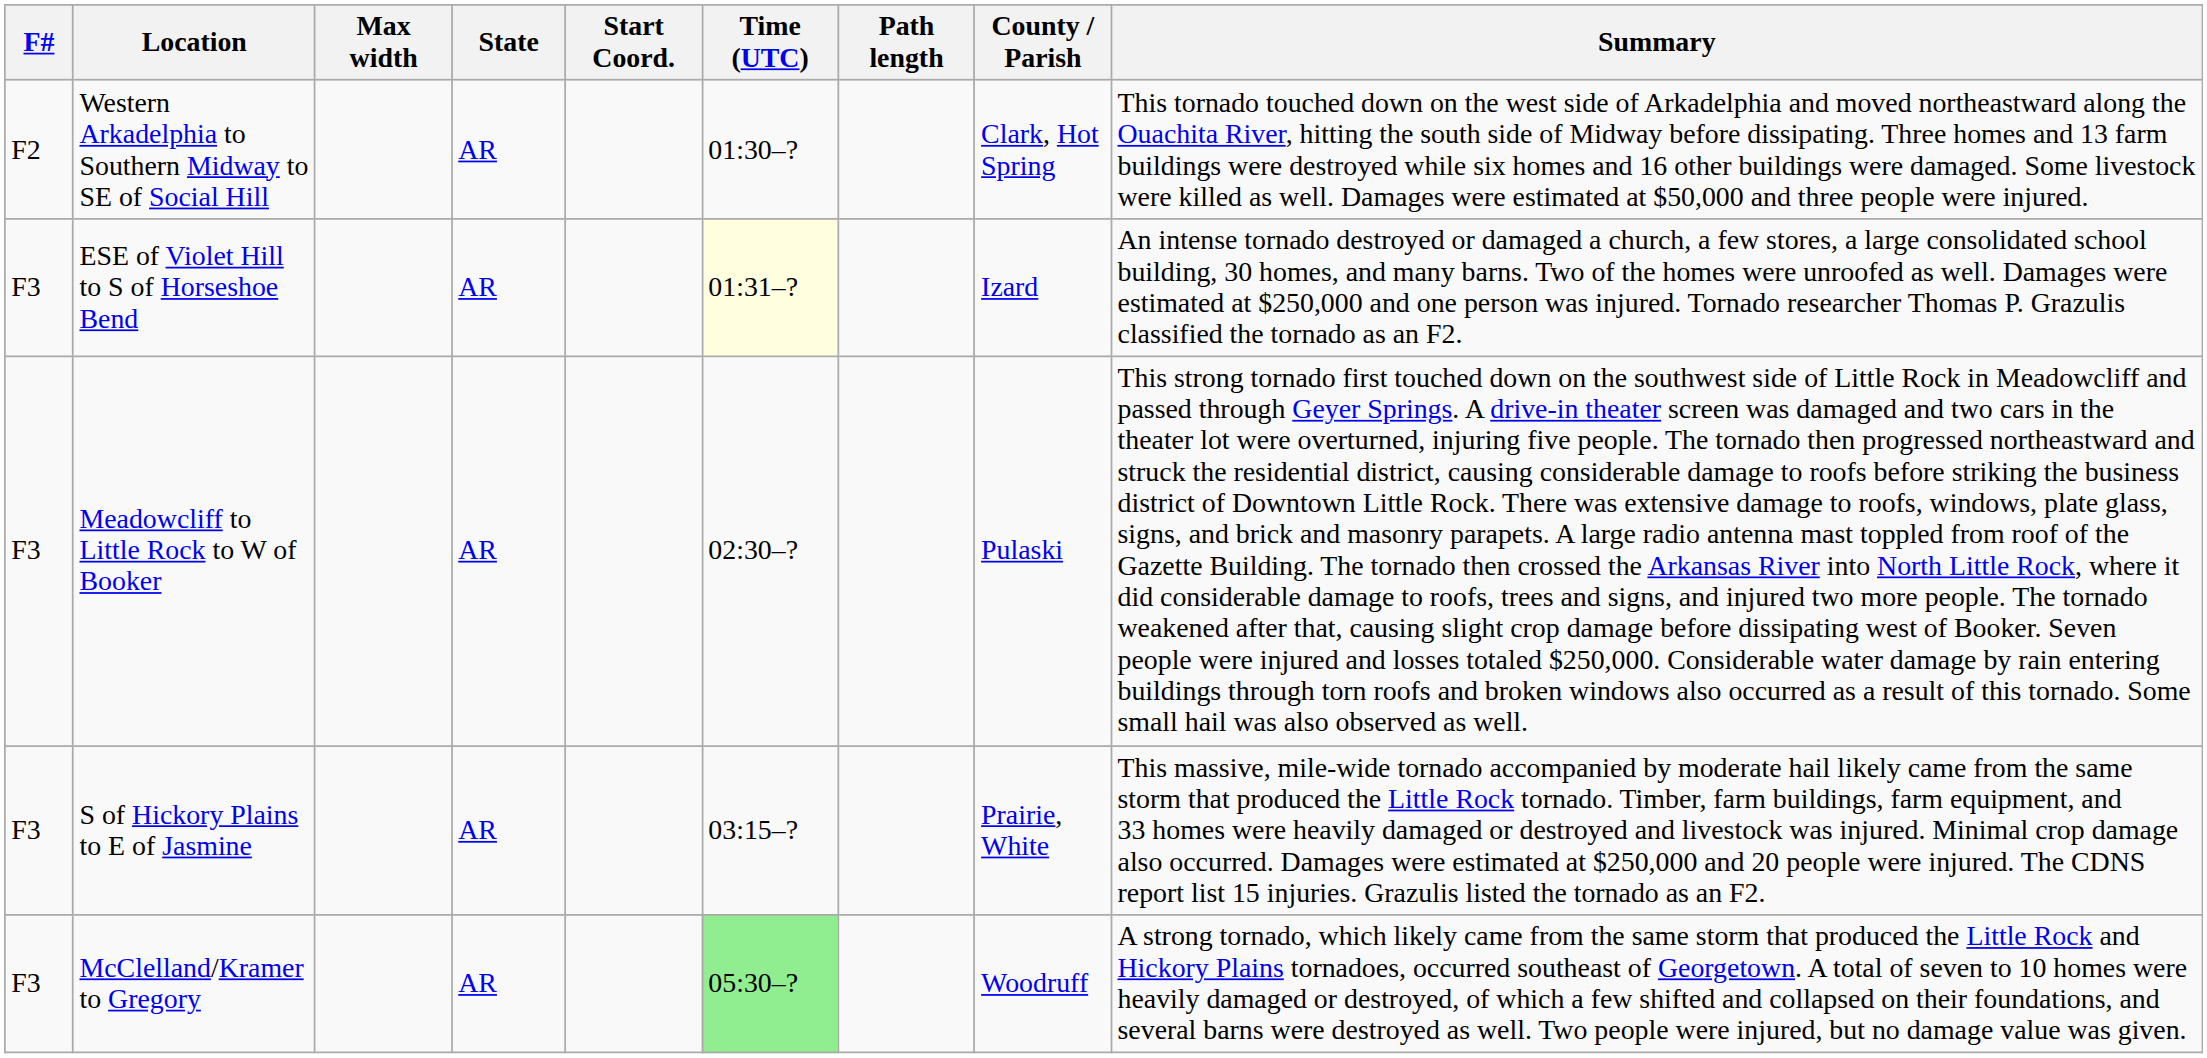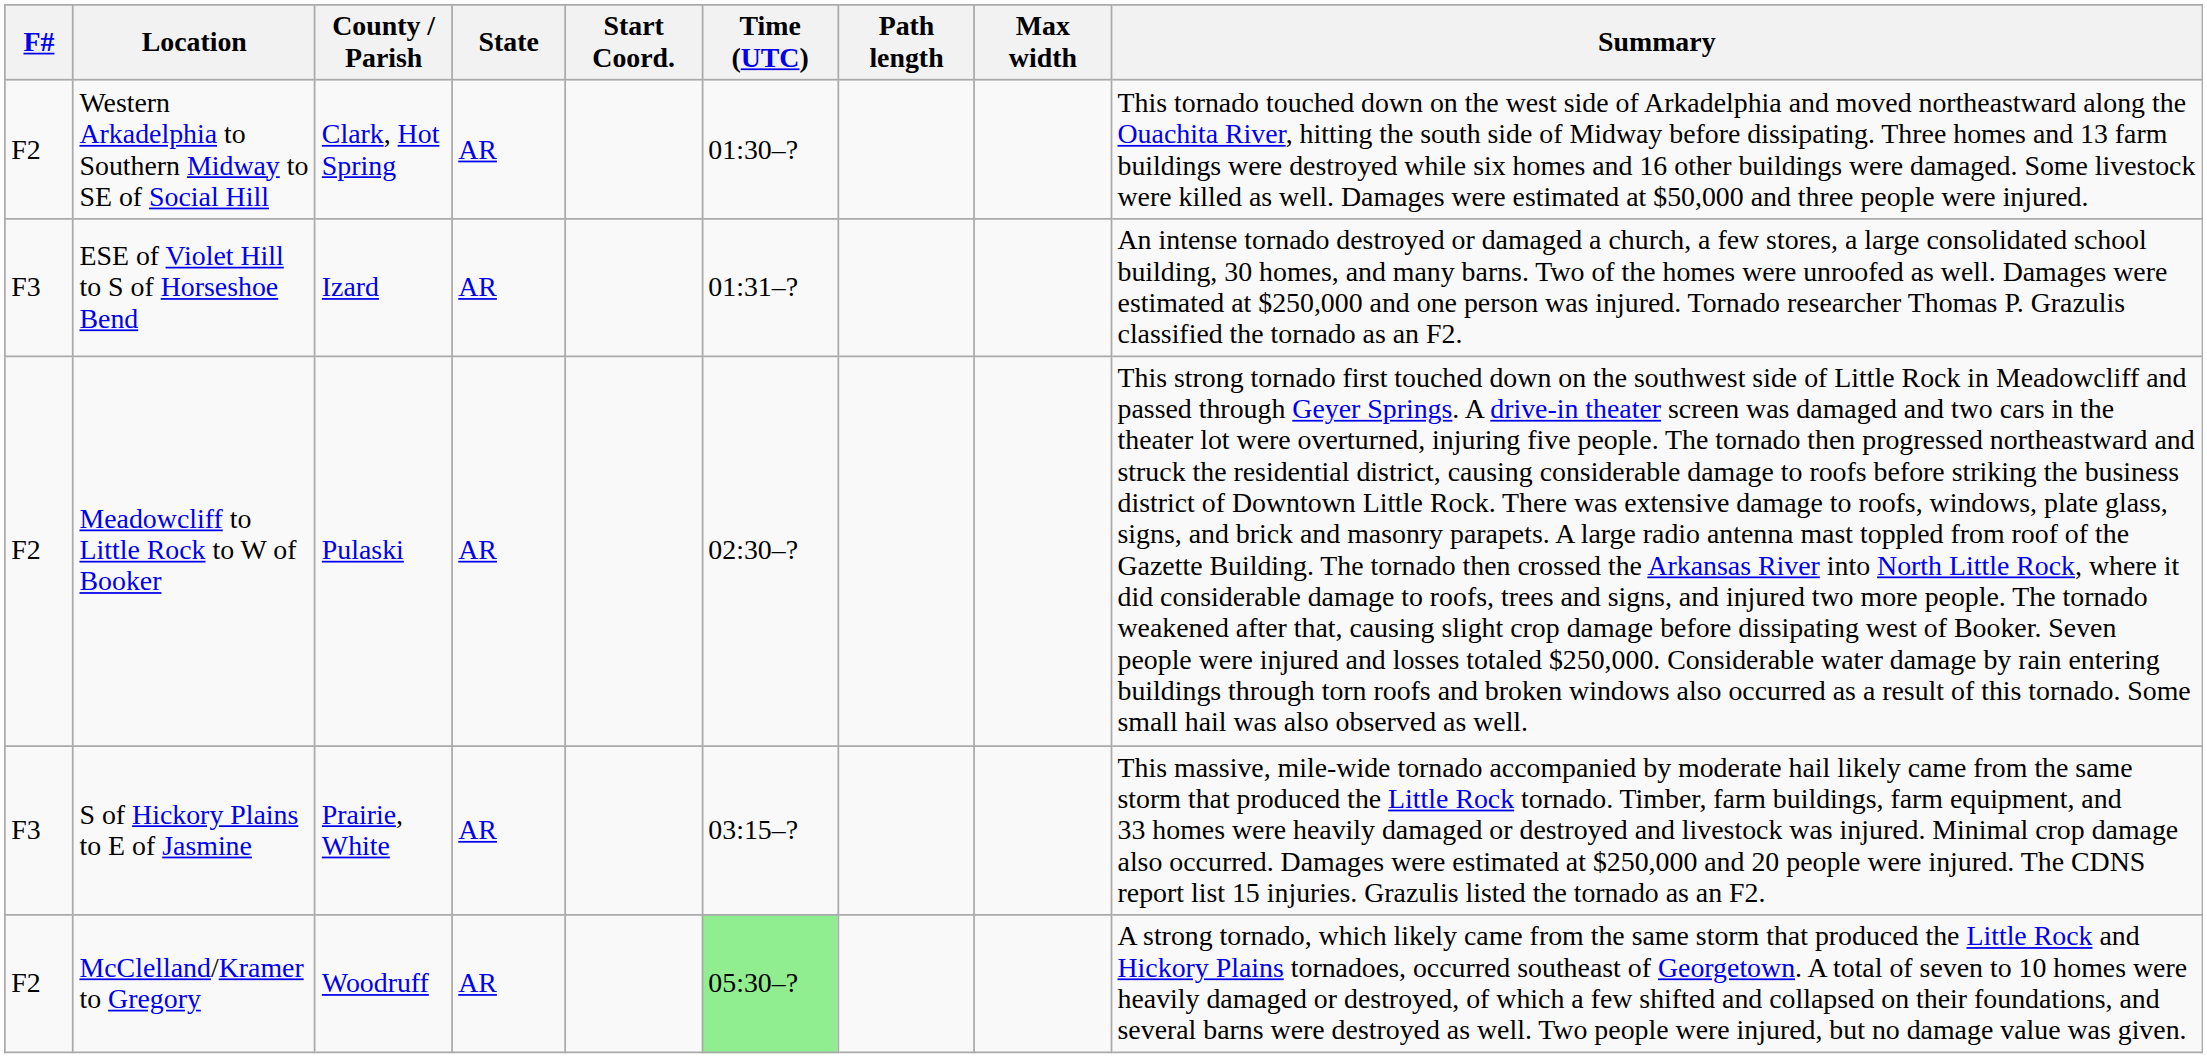columns swapped: (1043, 42) <-> (384, 42)
(753, 287) lightyellow background -> (753, 287) no background
(26, 550) F3 -> (26, 550) F2
(26, 983) F3 -> (26, 983) F2
